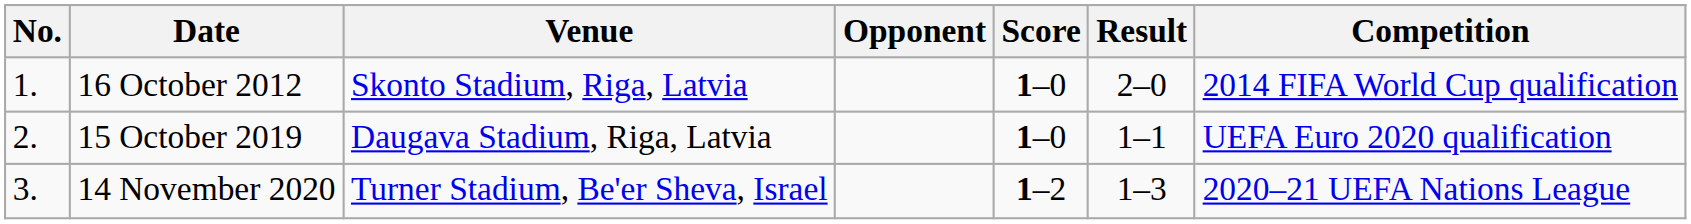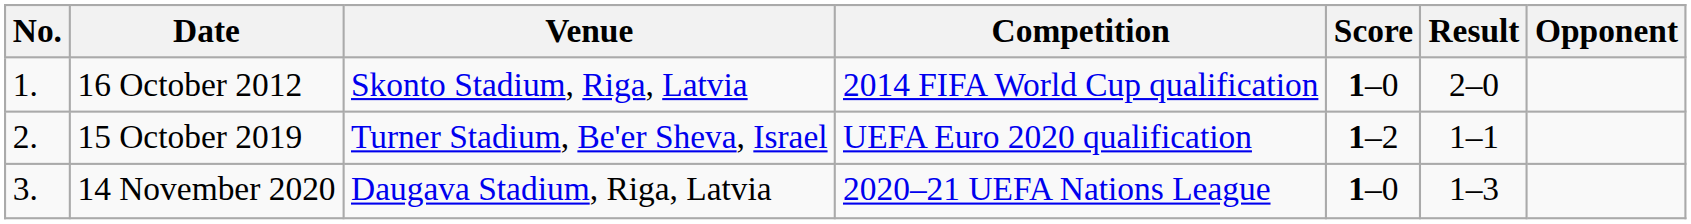columns swapped: (915, 31) <-> (1440, 31)
(561, 137) Daugava Stadium, Riga, Latvia -> (589, 137) Turner Stadium, Be'er Sheva, Israel
(1041, 137) 1–0 -> (1373, 137) 1–2
(589, 190) Turner Stadium, Be'er Sheva, Israel -> (561, 190) Daugava Stadium, Riga, Latvia
(1041, 190) 1–2 -> (1373, 190) 1–0
